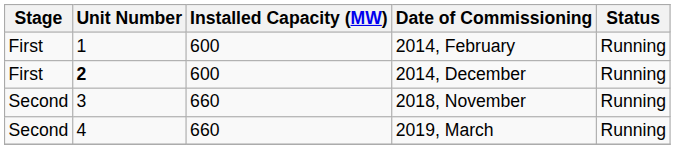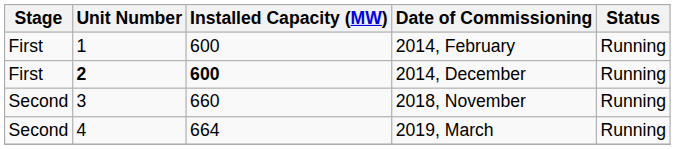(205, 74) normal -> (205, 74) bold
(205, 130) 660 -> (205, 130) 664
